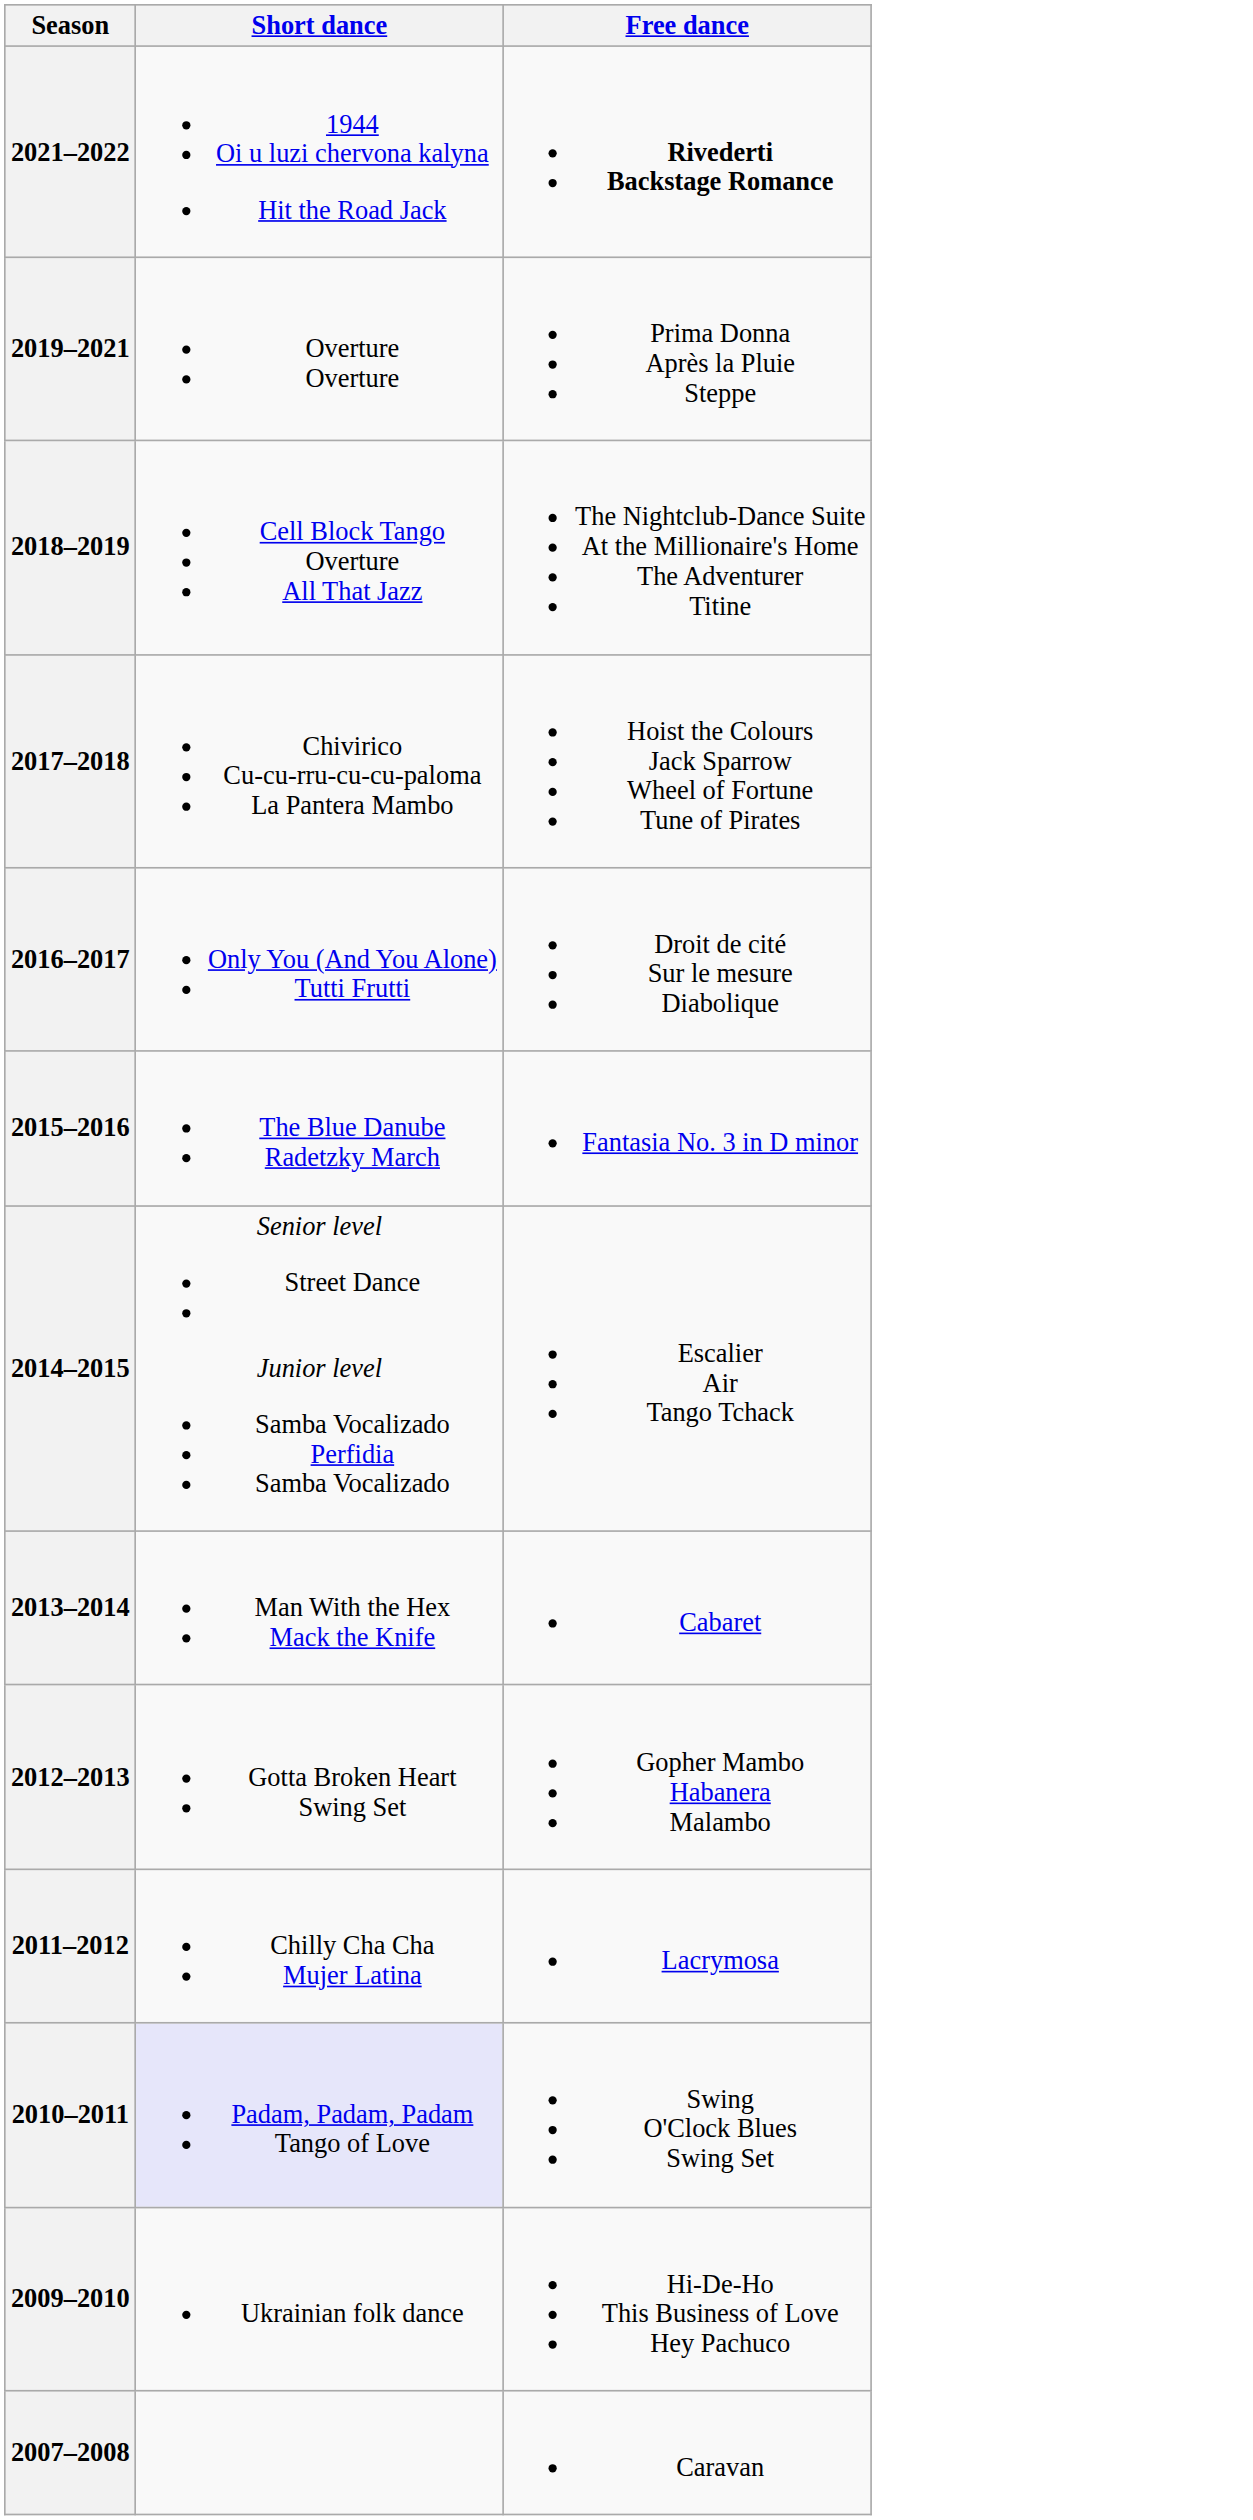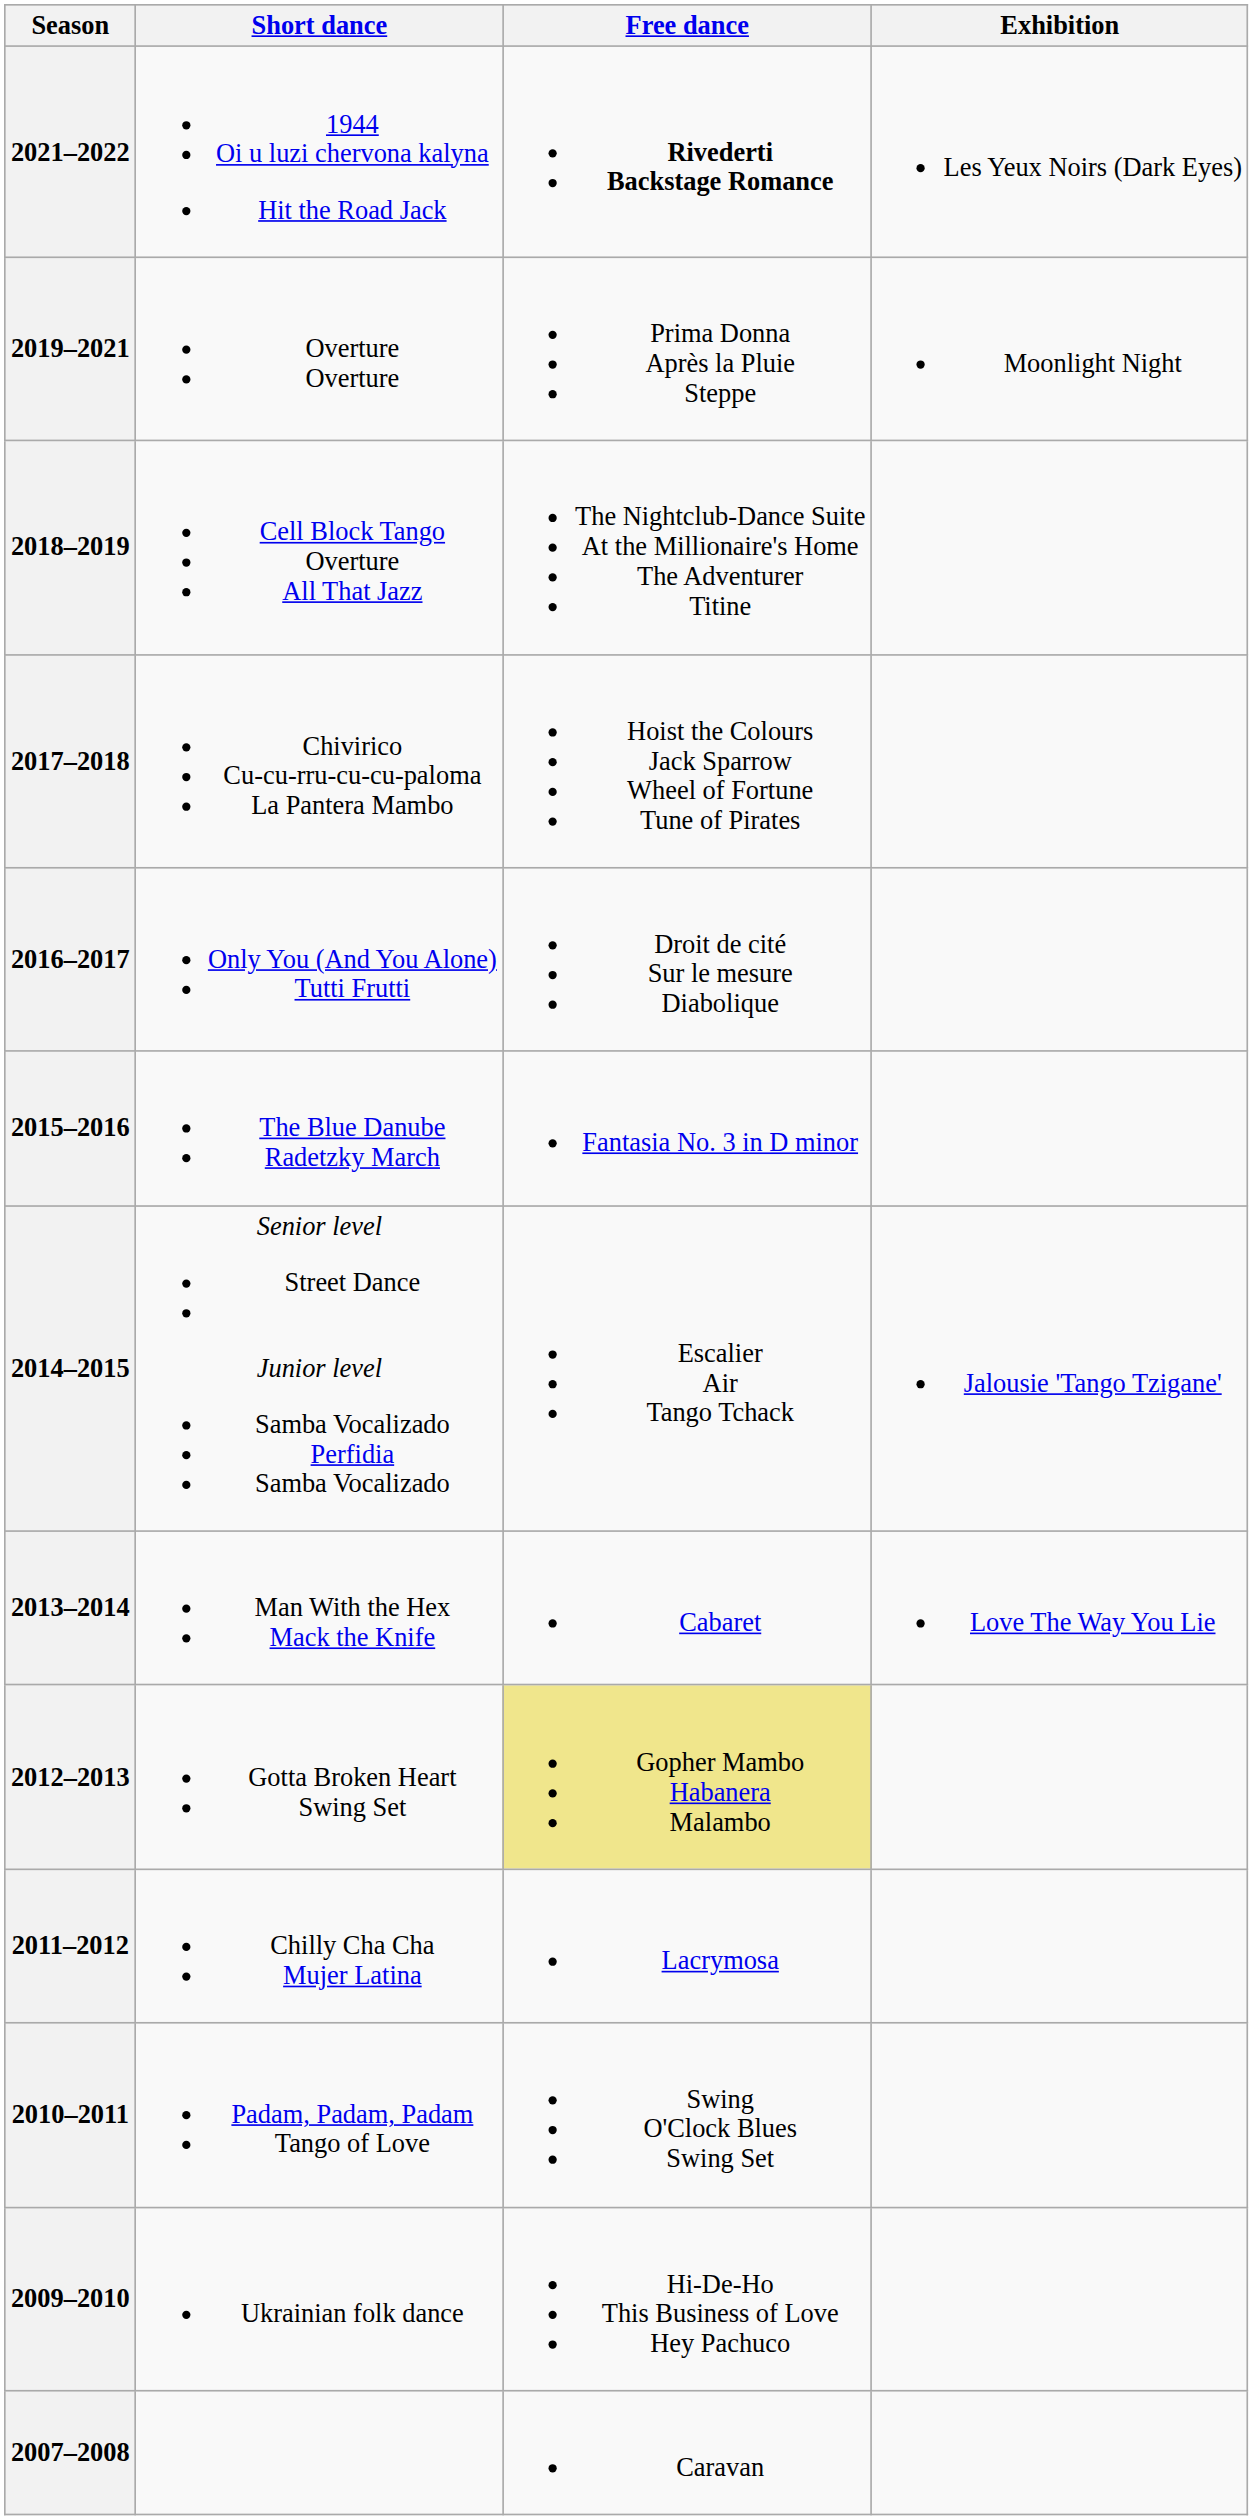+ column: (1060, 25)
(687, 1792) no background -> (687, 1792) khaki background
(319, 2130) lavender background -> (319, 2130) no background
